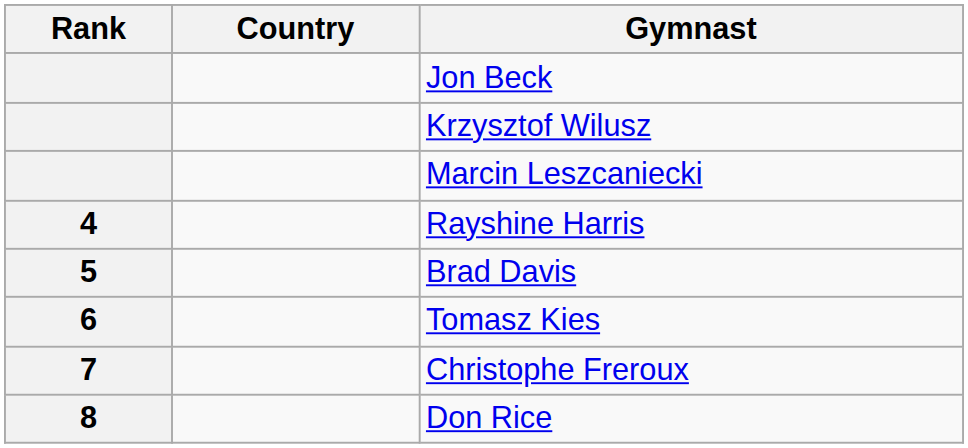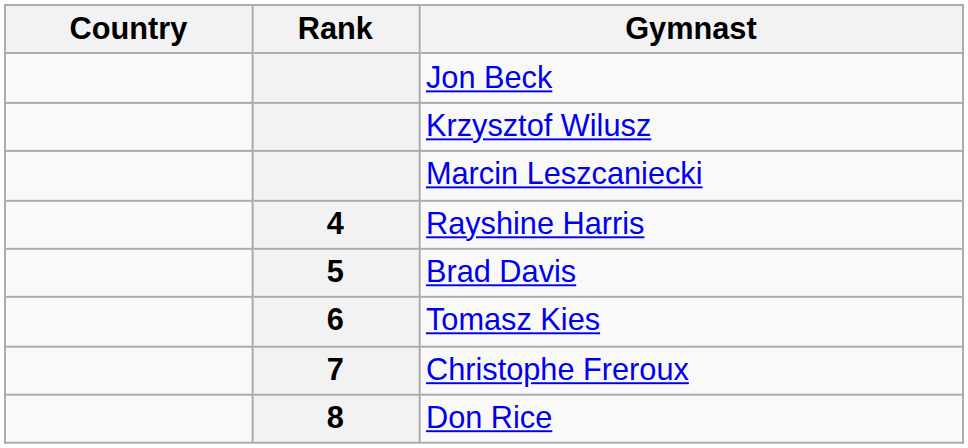columns swapped: (88, 28) <-> (295, 28)
